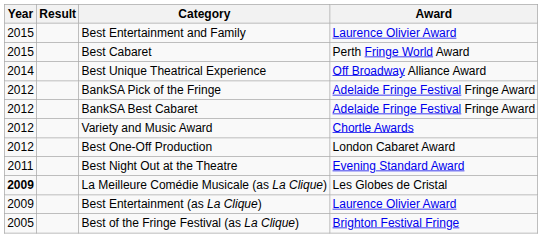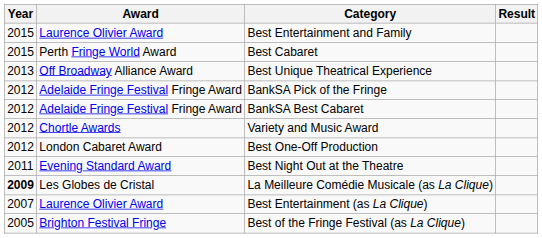columns swapped: (434, 14) <-> (58, 14)
(20, 71) 2014 -> (20, 71) 2013
(20, 204) 2009 -> (20, 204) 2007
